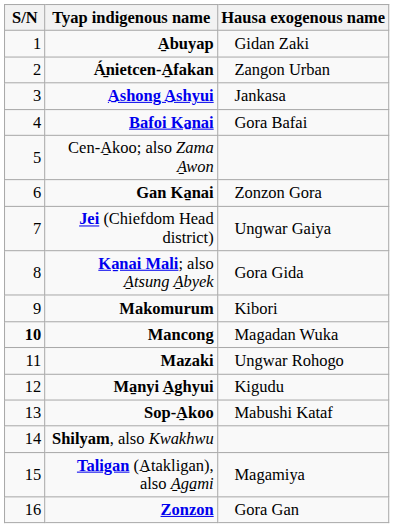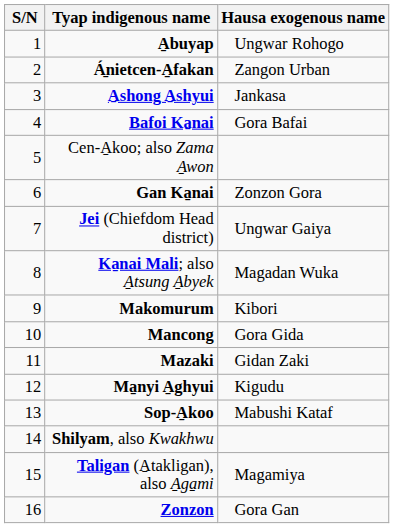(272, 43) Gidan Zaki -> (289, 43) Ungwar Rohogo
(269, 273) Gora Gida -> (286, 273) Magadan Wuka
(33, 334) bold -> (33, 334) normal
(286, 334) Magadan Wuka -> (269, 334) Gora Gida
(289, 360) Ungwar Rohogo -> (272, 360) Gidan Zaki
